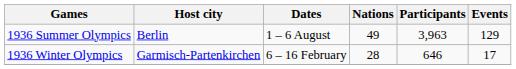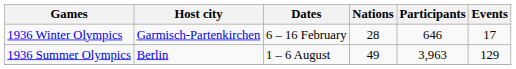rows swapped: (65, 54) <-> (69, 34)
